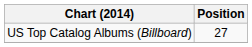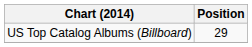(221, 33) 27 -> (221, 33) 29
